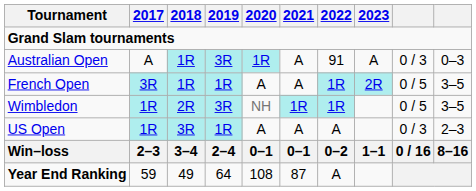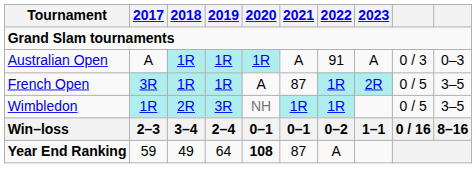(224, 60) 3R -> (224, 60) 1R
(299, 83) A -> (299, 83) 87
- row: (36, 128)
(261, 174) normal -> (261, 151) bold
